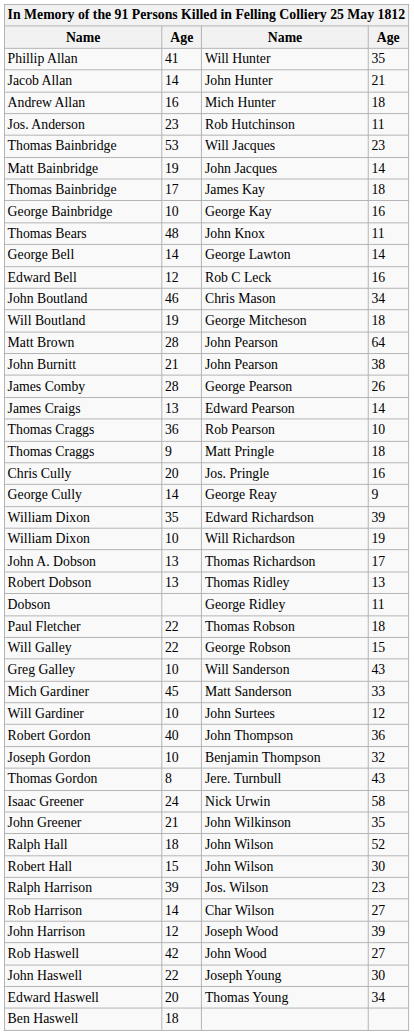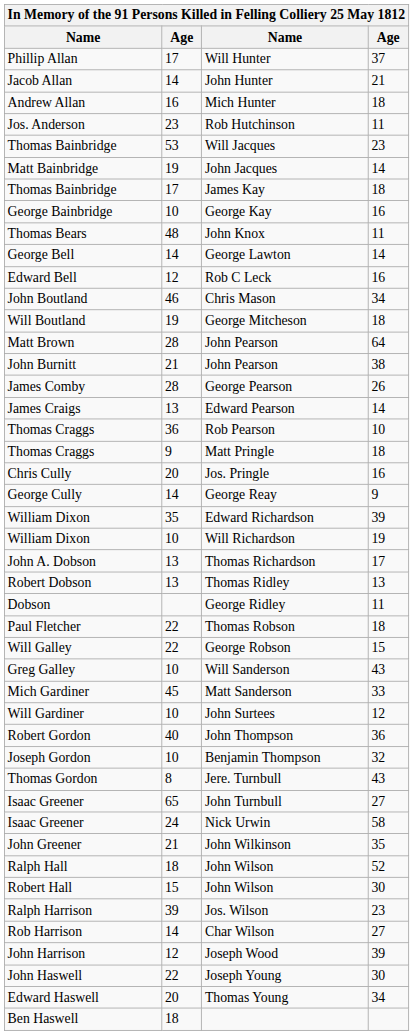(172, 59) 41 -> (172, 59) 17
(378, 59) 35 -> (378, 59) 37
+ row: (46, 801)
- row: (43, 953)
